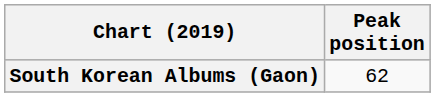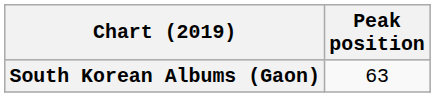(377, 76) 62 -> (377, 76) 63
